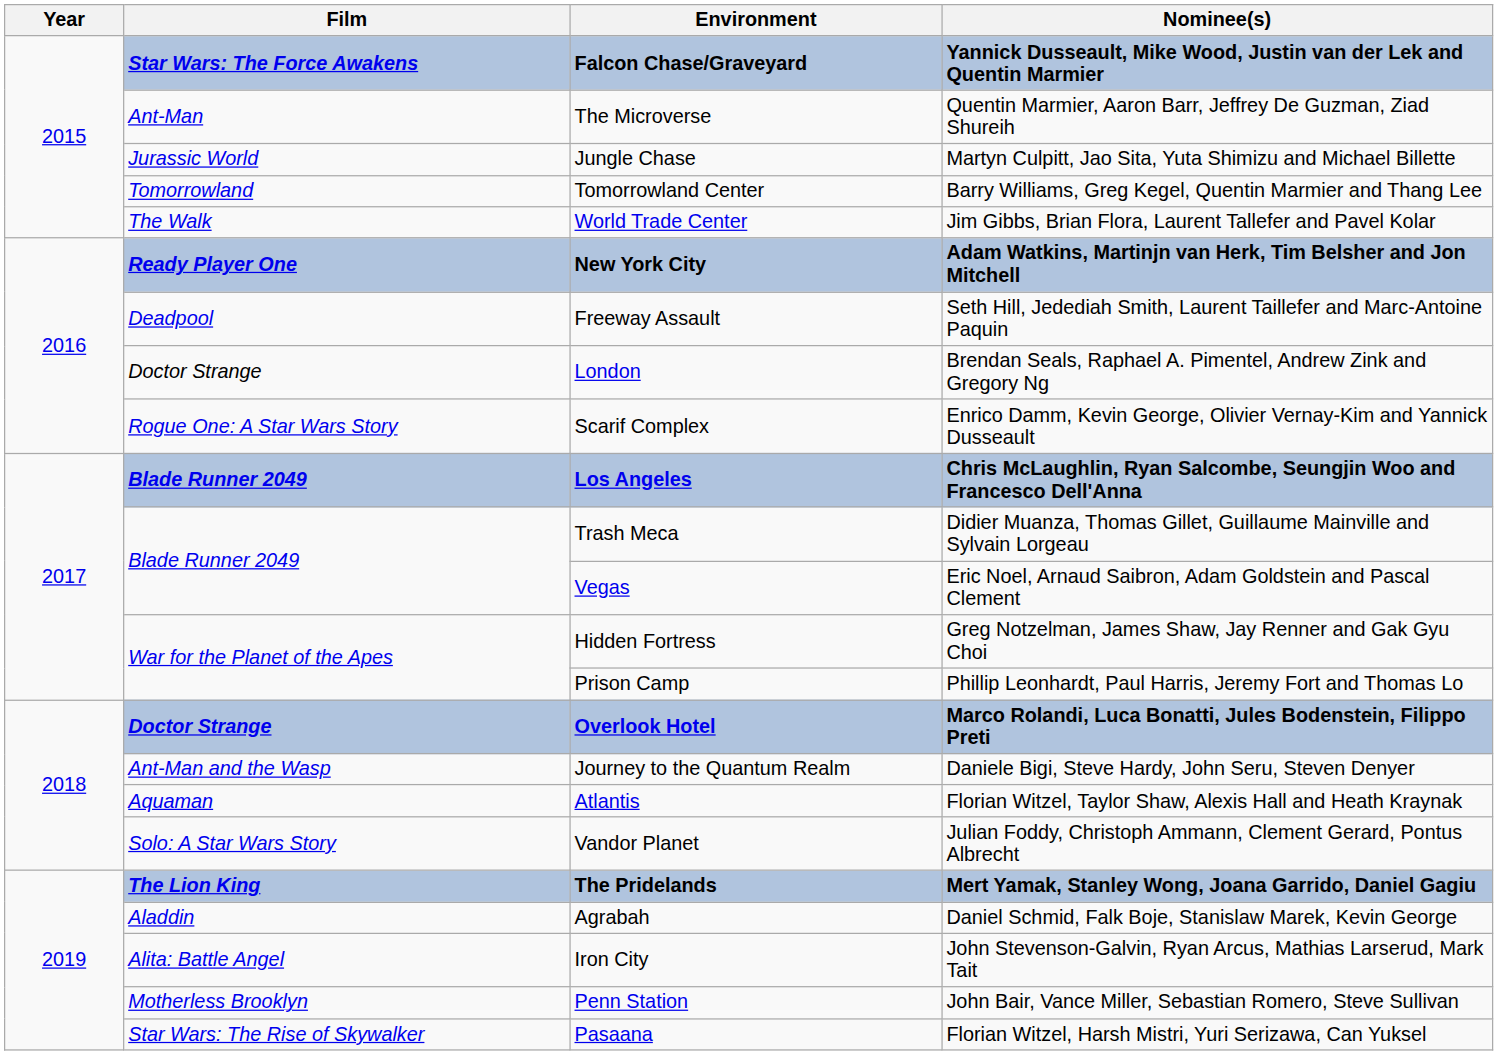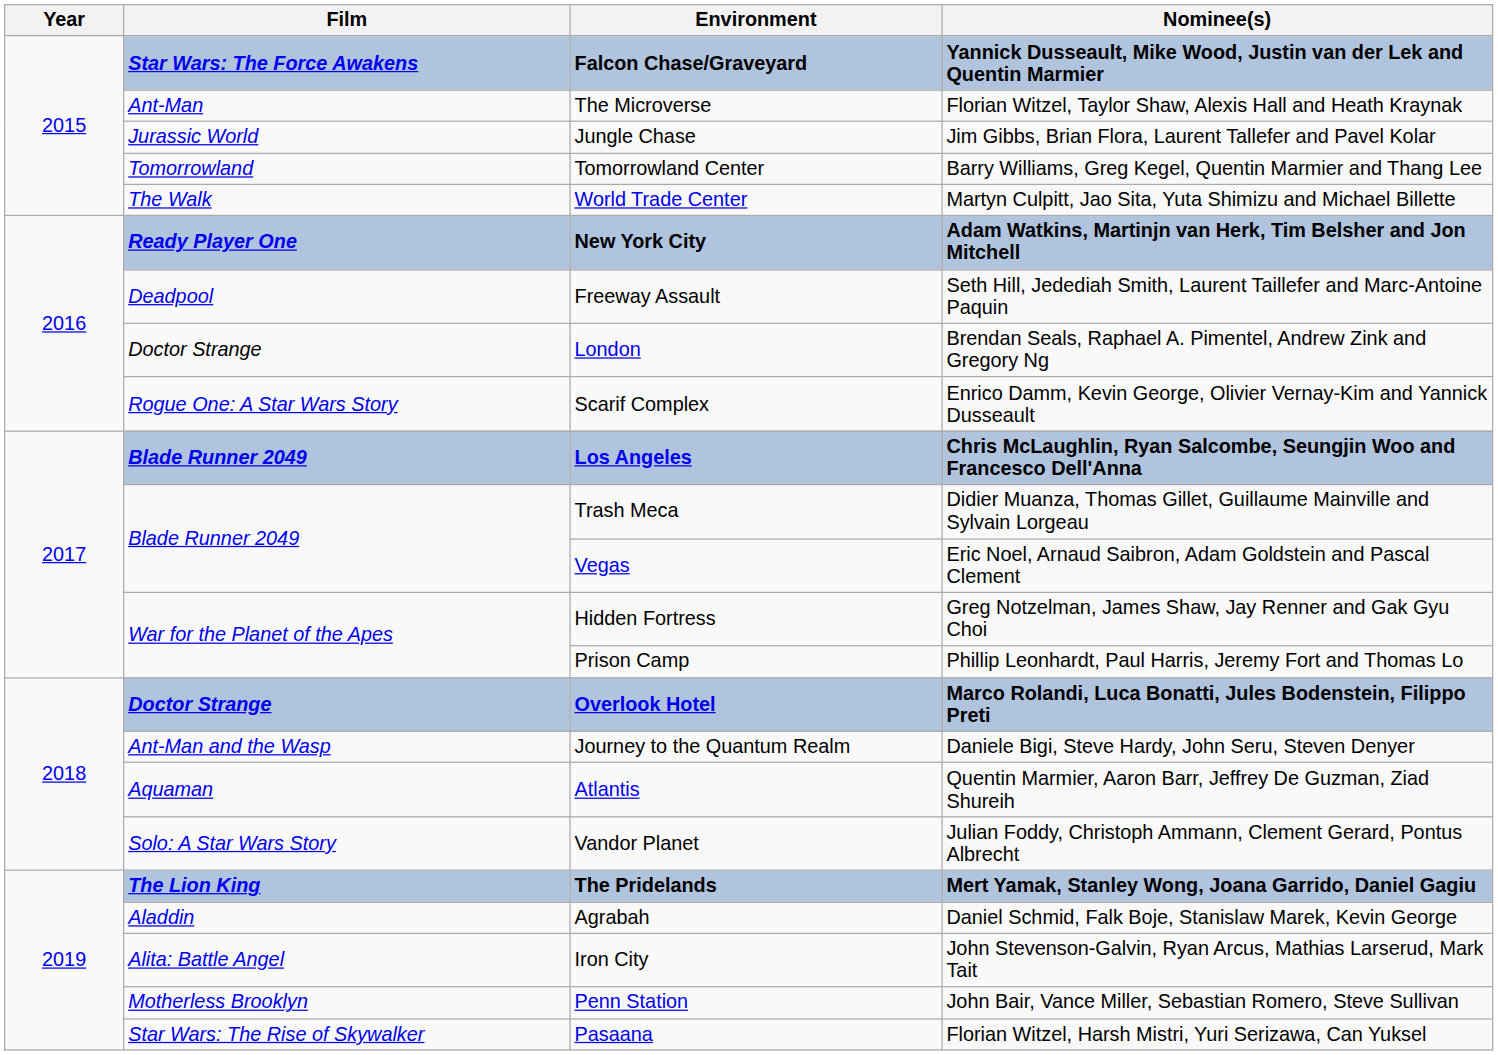(1188, 116) Quentin Marmier, Aaron Barr, Jeffrey De Guzman, Ziad Shureih -> (1204, 105) Florian Witzel, Taylor Shaw, Alexis Hall and Heath Kraynak
(1201, 159) Martyn Culpitt, Jao Sita, Yuta Shimizu and Michael Billette -> (1191, 136) Jim Gibbs, Brian Flora, Laurent Tallefer and Pavel Kolar
(1191, 222) Jim Gibbs, Brian Flora, Laurent Tallefer and Pavel Kolar -> (1201, 199) Martyn Culpitt, Jao Sita, Yuta Shimizu and Michael Billette
(1204, 800) Florian Witzel, Taylor Shaw, Alexis Hall and Heath Kraynak -> (1188, 789) Quentin Marmier, Aaron Barr, Jeffrey De Guzman, Ziad Shureih
